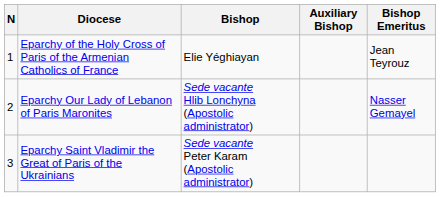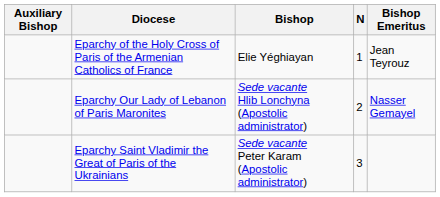columns swapped: (11, 19) <-> (333, 19)
